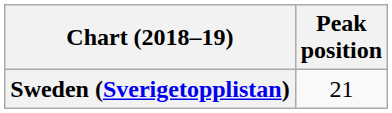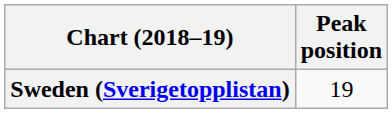(341, 88) 21 -> (341, 88) 19
